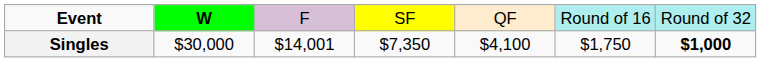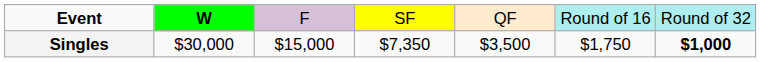(304, 44) $14,001 -> (304, 44) $15,000
(505, 44) $4,100 -> (505, 44) $3,500
